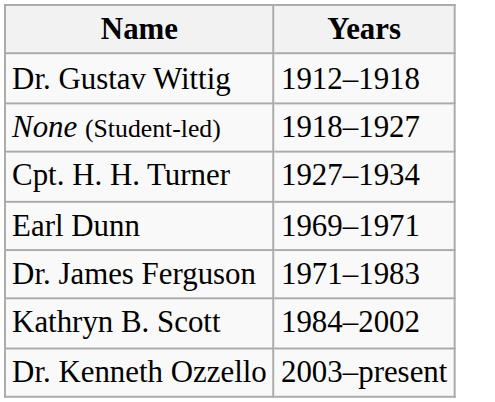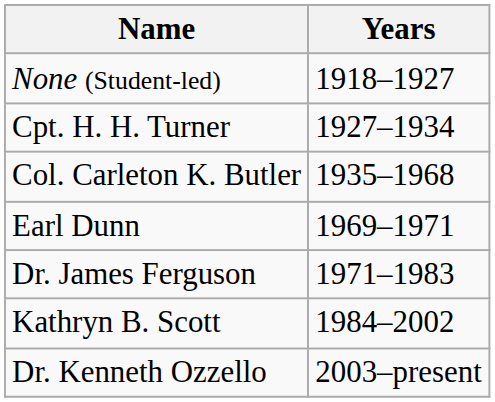- row: (121, 77)
+ row: (157, 175)
